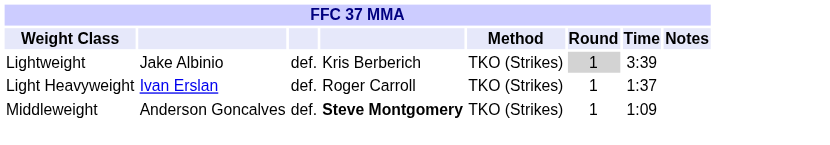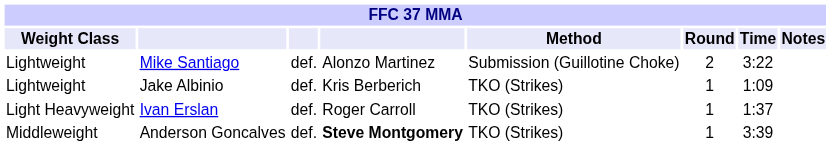+ row: (189, 62)
(593, 62) lightgrey background -> (710, 86) no background
(642, 62) 3:39 -> (758, 86) 1:09
(642, 109) 1:09 -> (758, 133) 3:39
